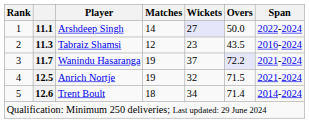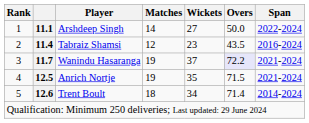(192, 28) lavender background -> (192, 28) no background
(44, 45) 11.3 -> (44, 45) 11.4
(192, 77) 32 -> (192, 77) 35
